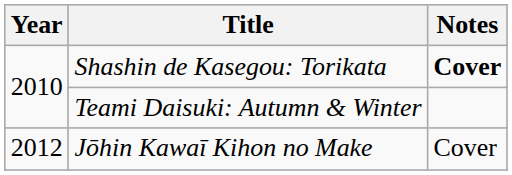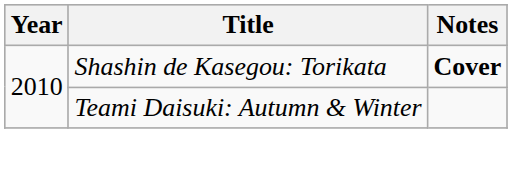- row: (224, 148)
